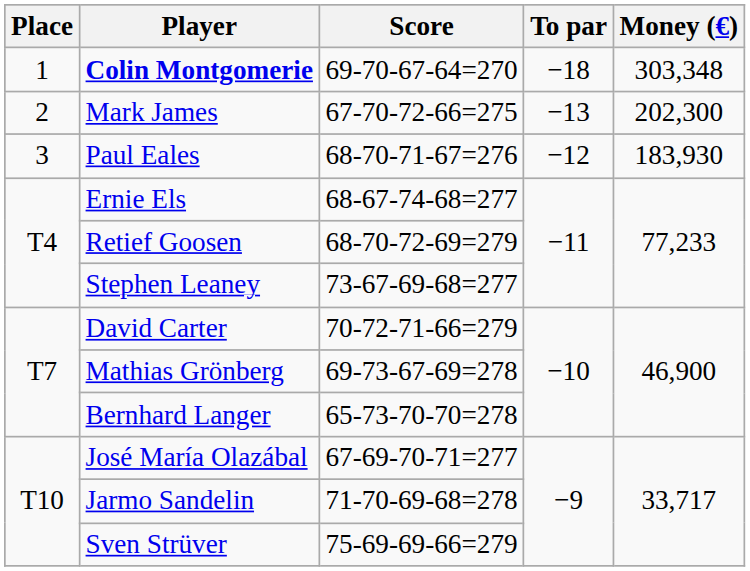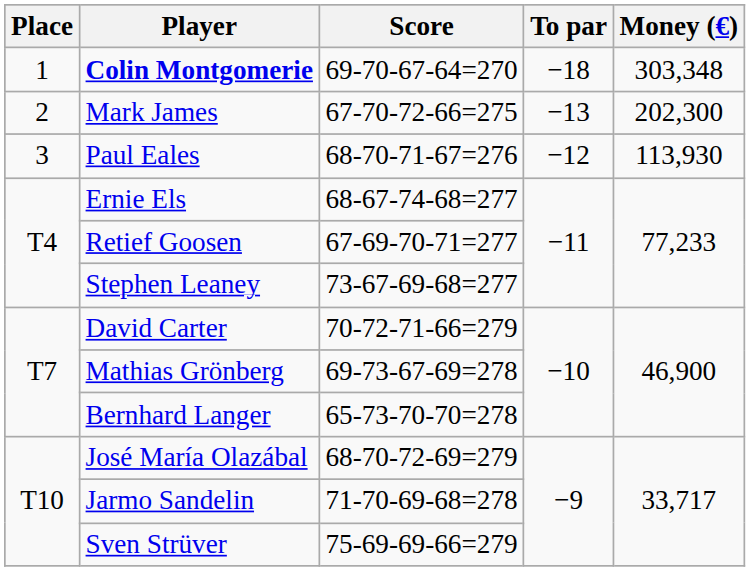(679, 155) 183,930 -> (679, 155) 113,930
(422, 241) 68-70-72-69=279 -> (422, 241) 67-69-70-71=277
(422, 457) 67-69-70-71=277 -> (422, 457) 68-70-72-69=279
